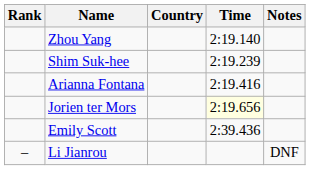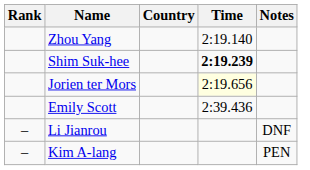(235, 61) normal -> (227, 61) bold
- row: (96, 84)
+ row: (82, 152)
